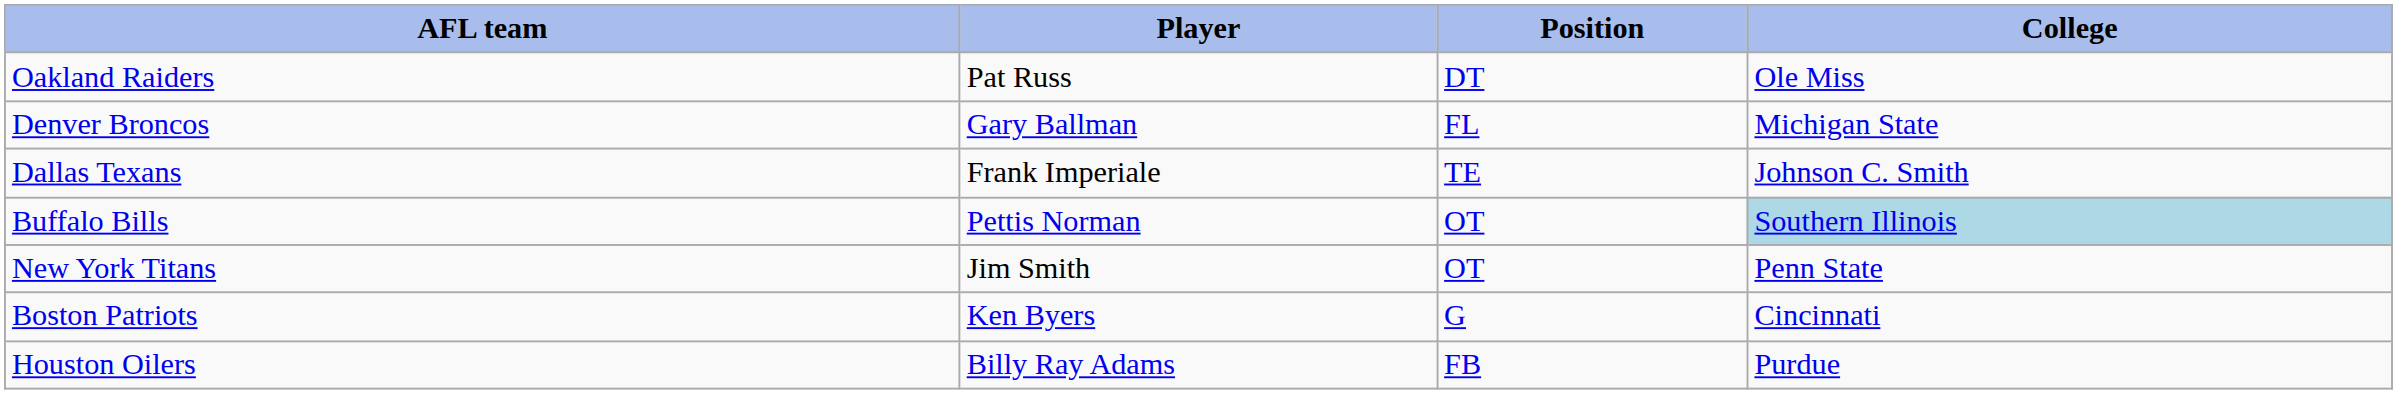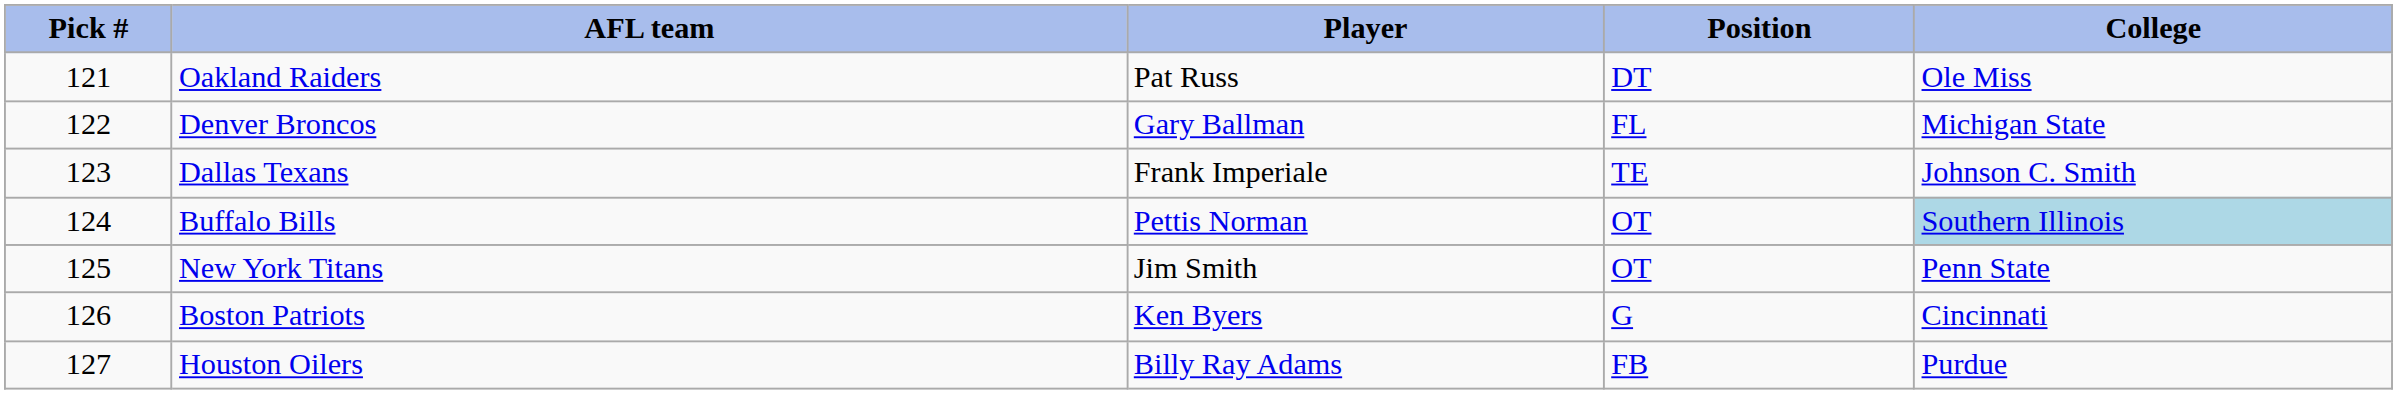+ column: (88, 28)
